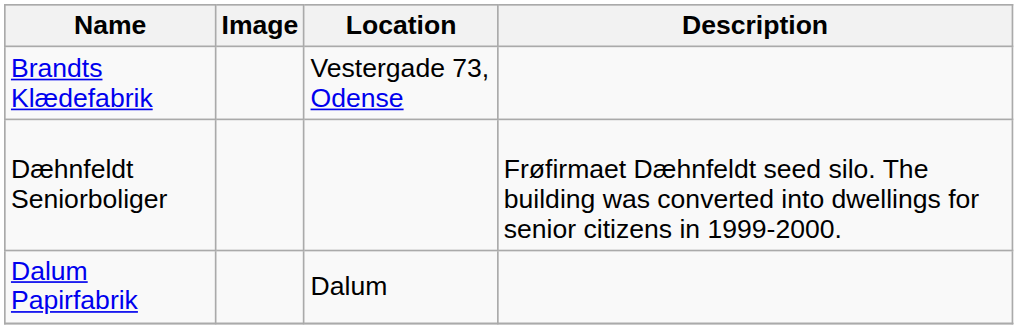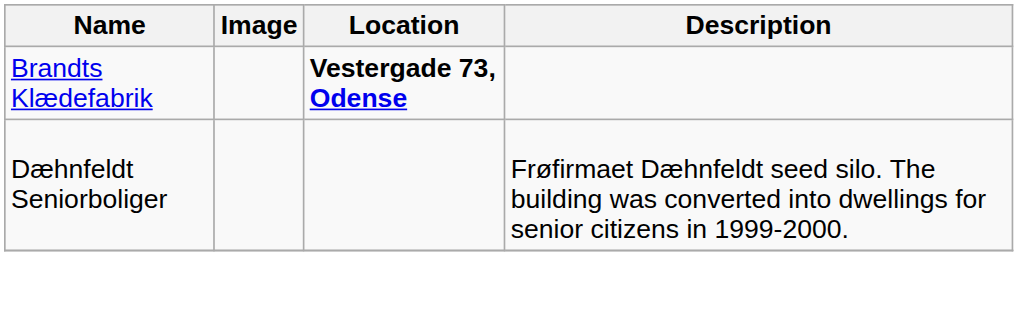(400, 82) normal -> (403, 82) bold
- row: (74, 286)
